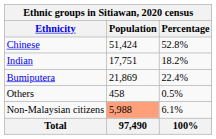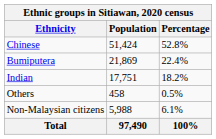rows swapped: (31, 77) <-> (20, 61)
(120, 110) lightsalmon background -> (120, 110) no background
